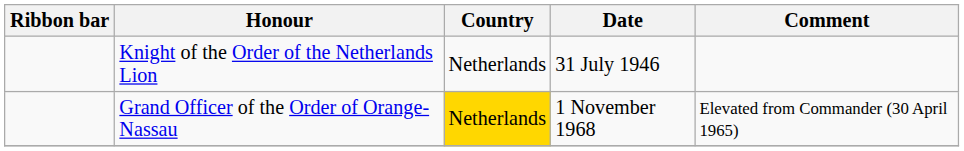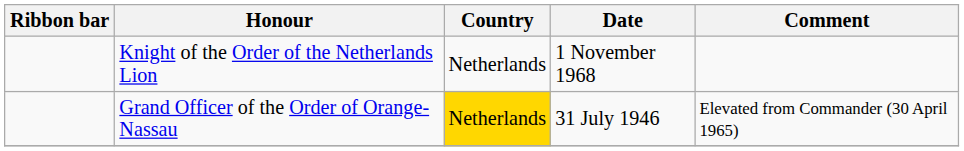(607, 63) 31 July 1946 -> (605, 63) 1 November 1968
(605, 118) 1 November 1968 -> (607, 118) 31 July 1946
